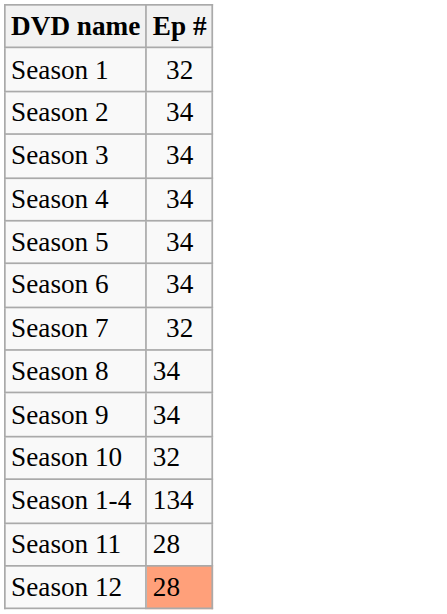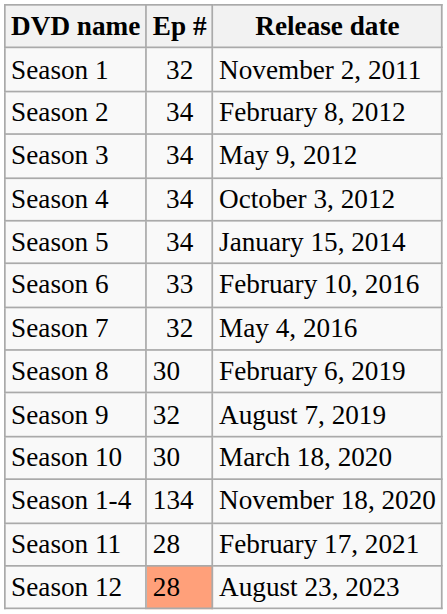+ column: (327, 26)
(180, 284) 34 -> (180, 284) 33
(166, 371) 34 -> (166, 371) 30
(166, 414) 34 -> (166, 414) 32
(166, 457) 32 -> (166, 457) 30
